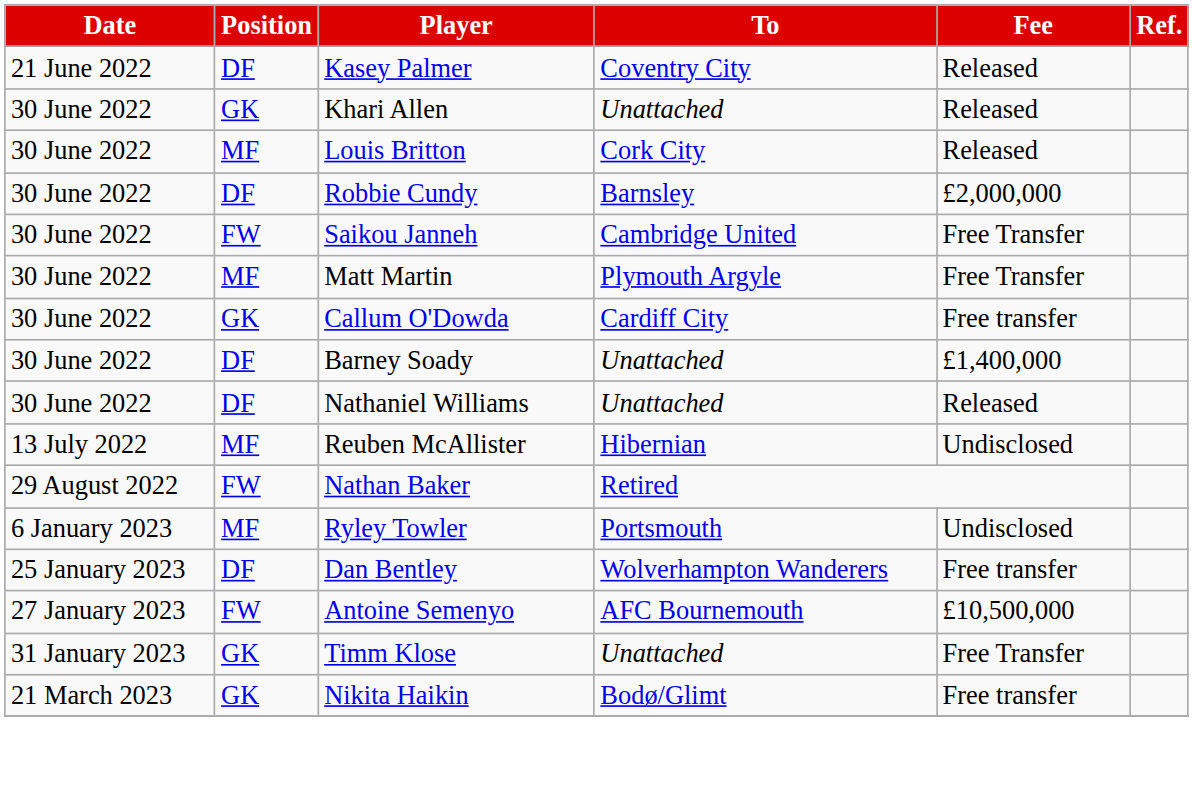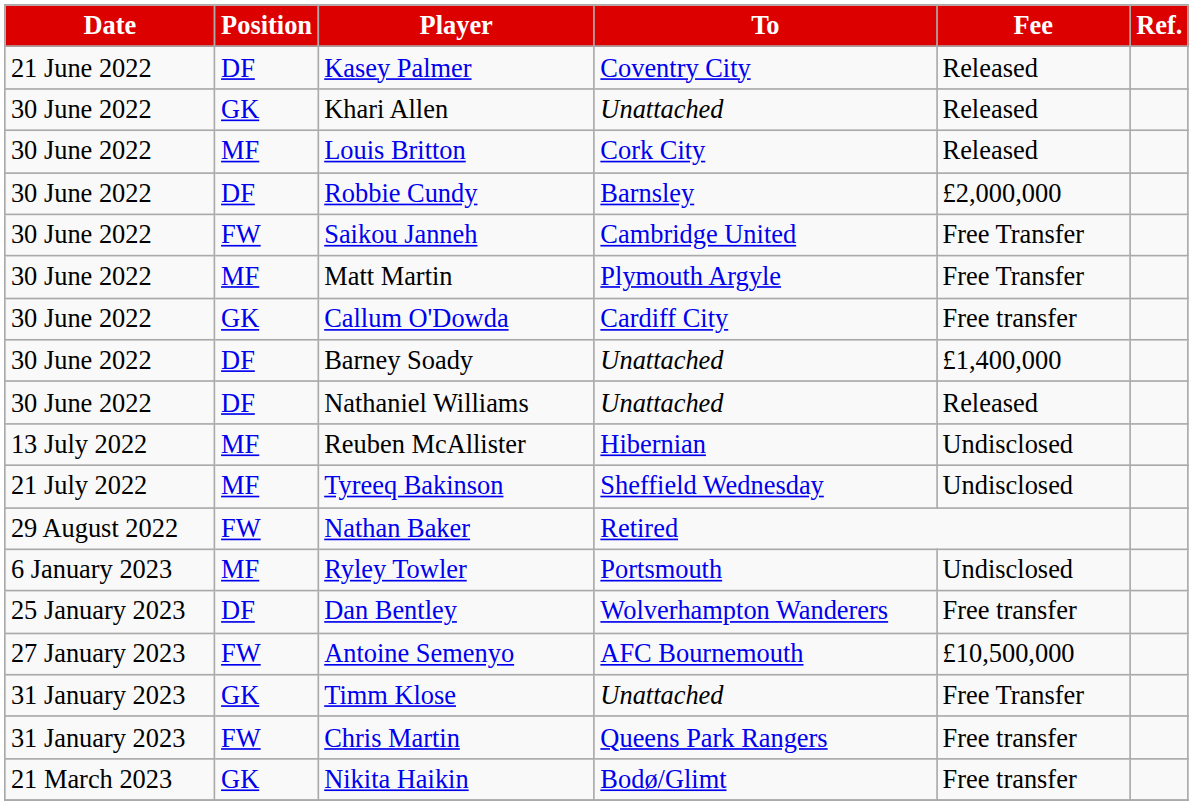+ row: (414, 485)
+ row: (392, 737)
